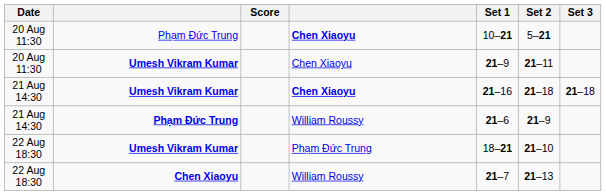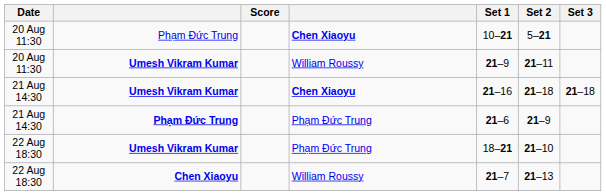(322, 64) Chen Xiaoyu -> (328, 64) William Roussy
(328, 120) William Roussy -> (332, 120) Phạm Đức Trung
